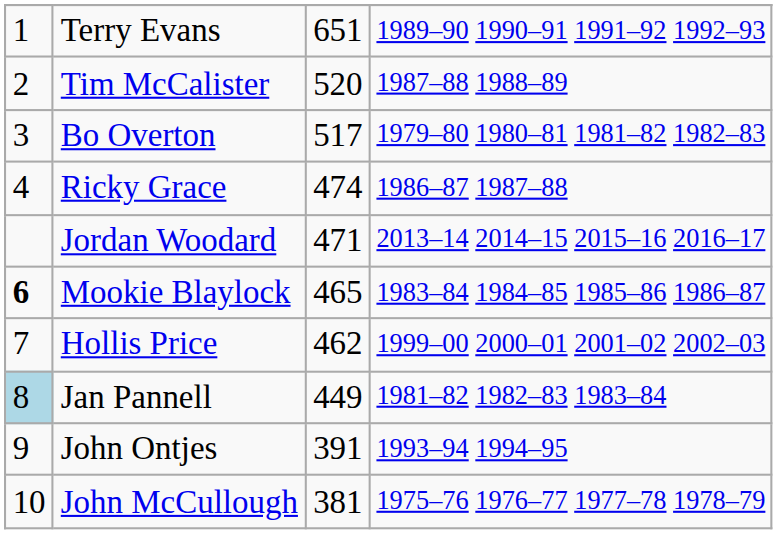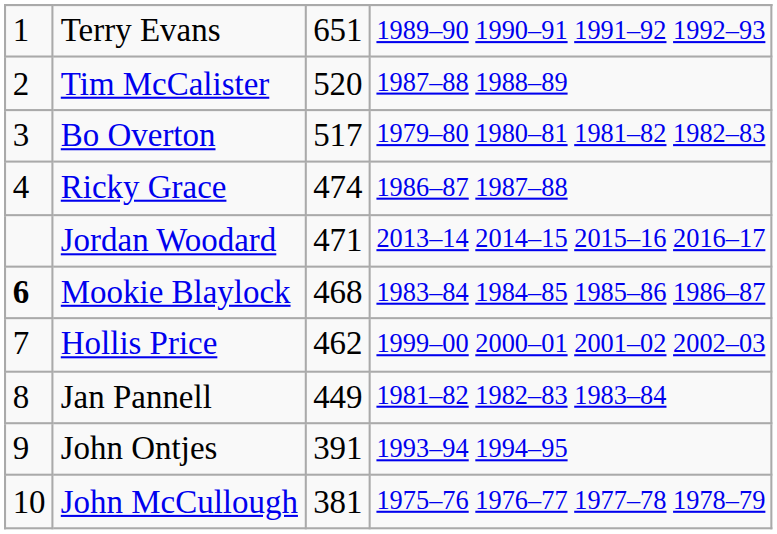(338, 291) 465 -> (338, 291) 468
(21, 396) lightblue background -> (21, 396) no background
